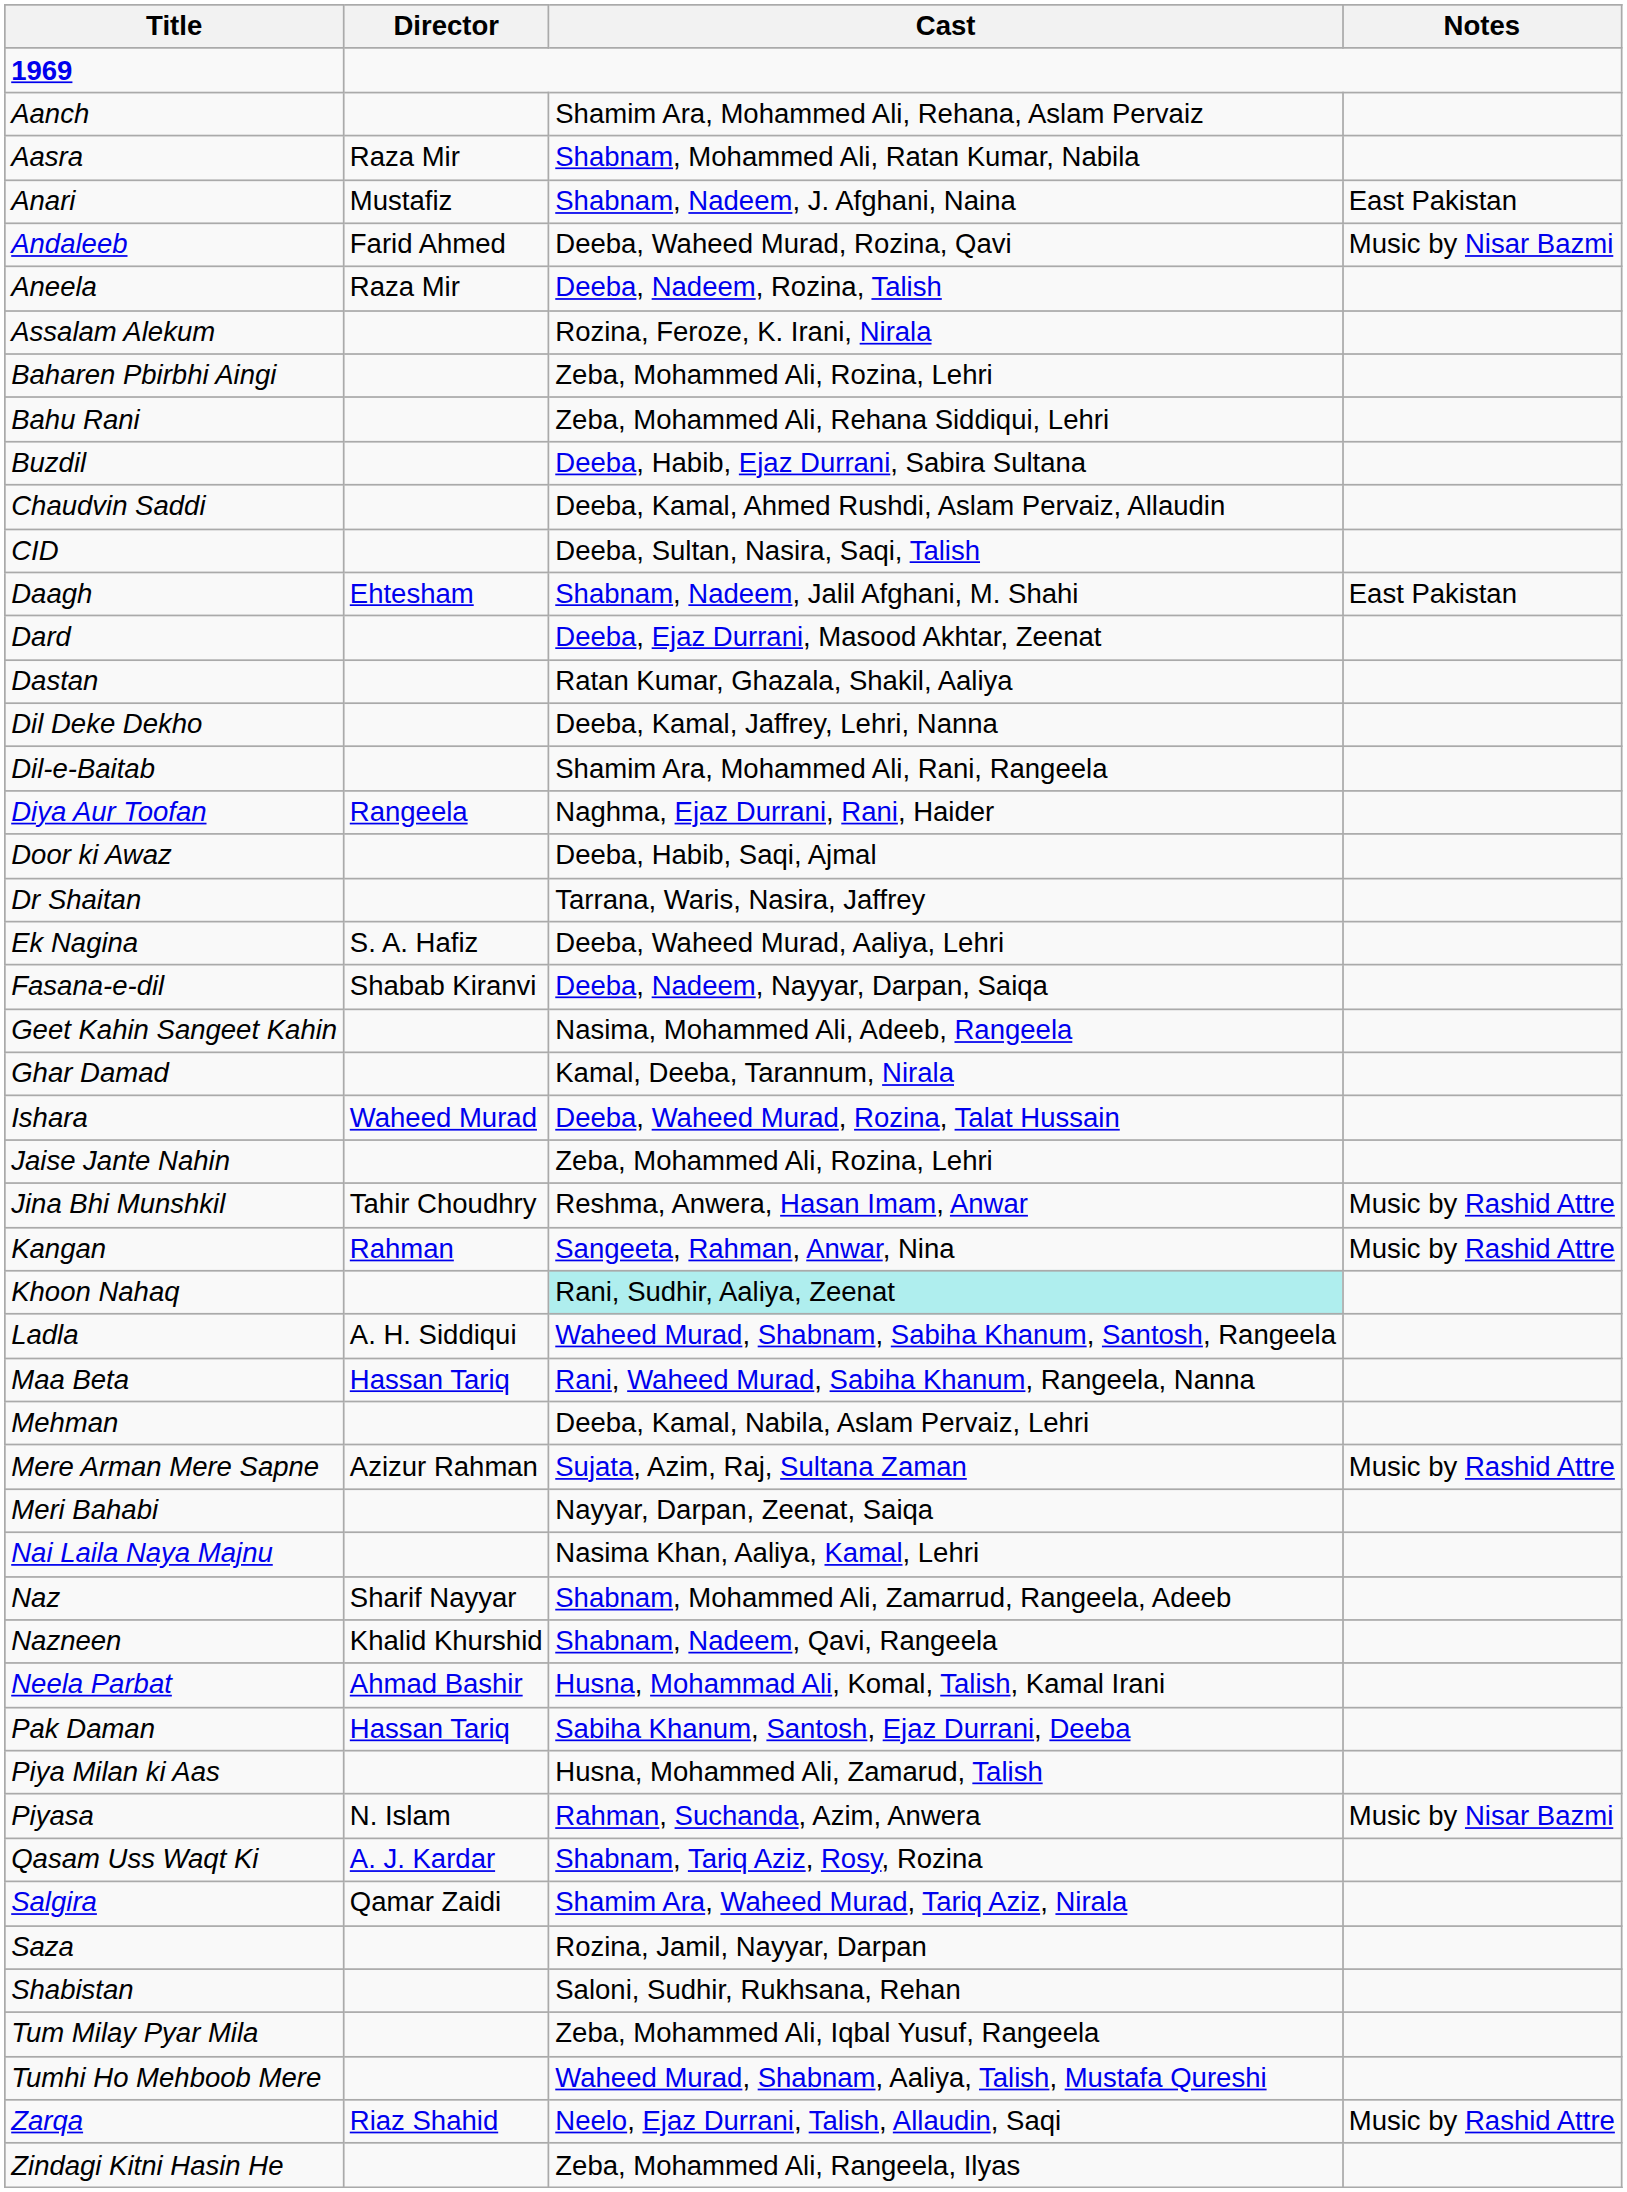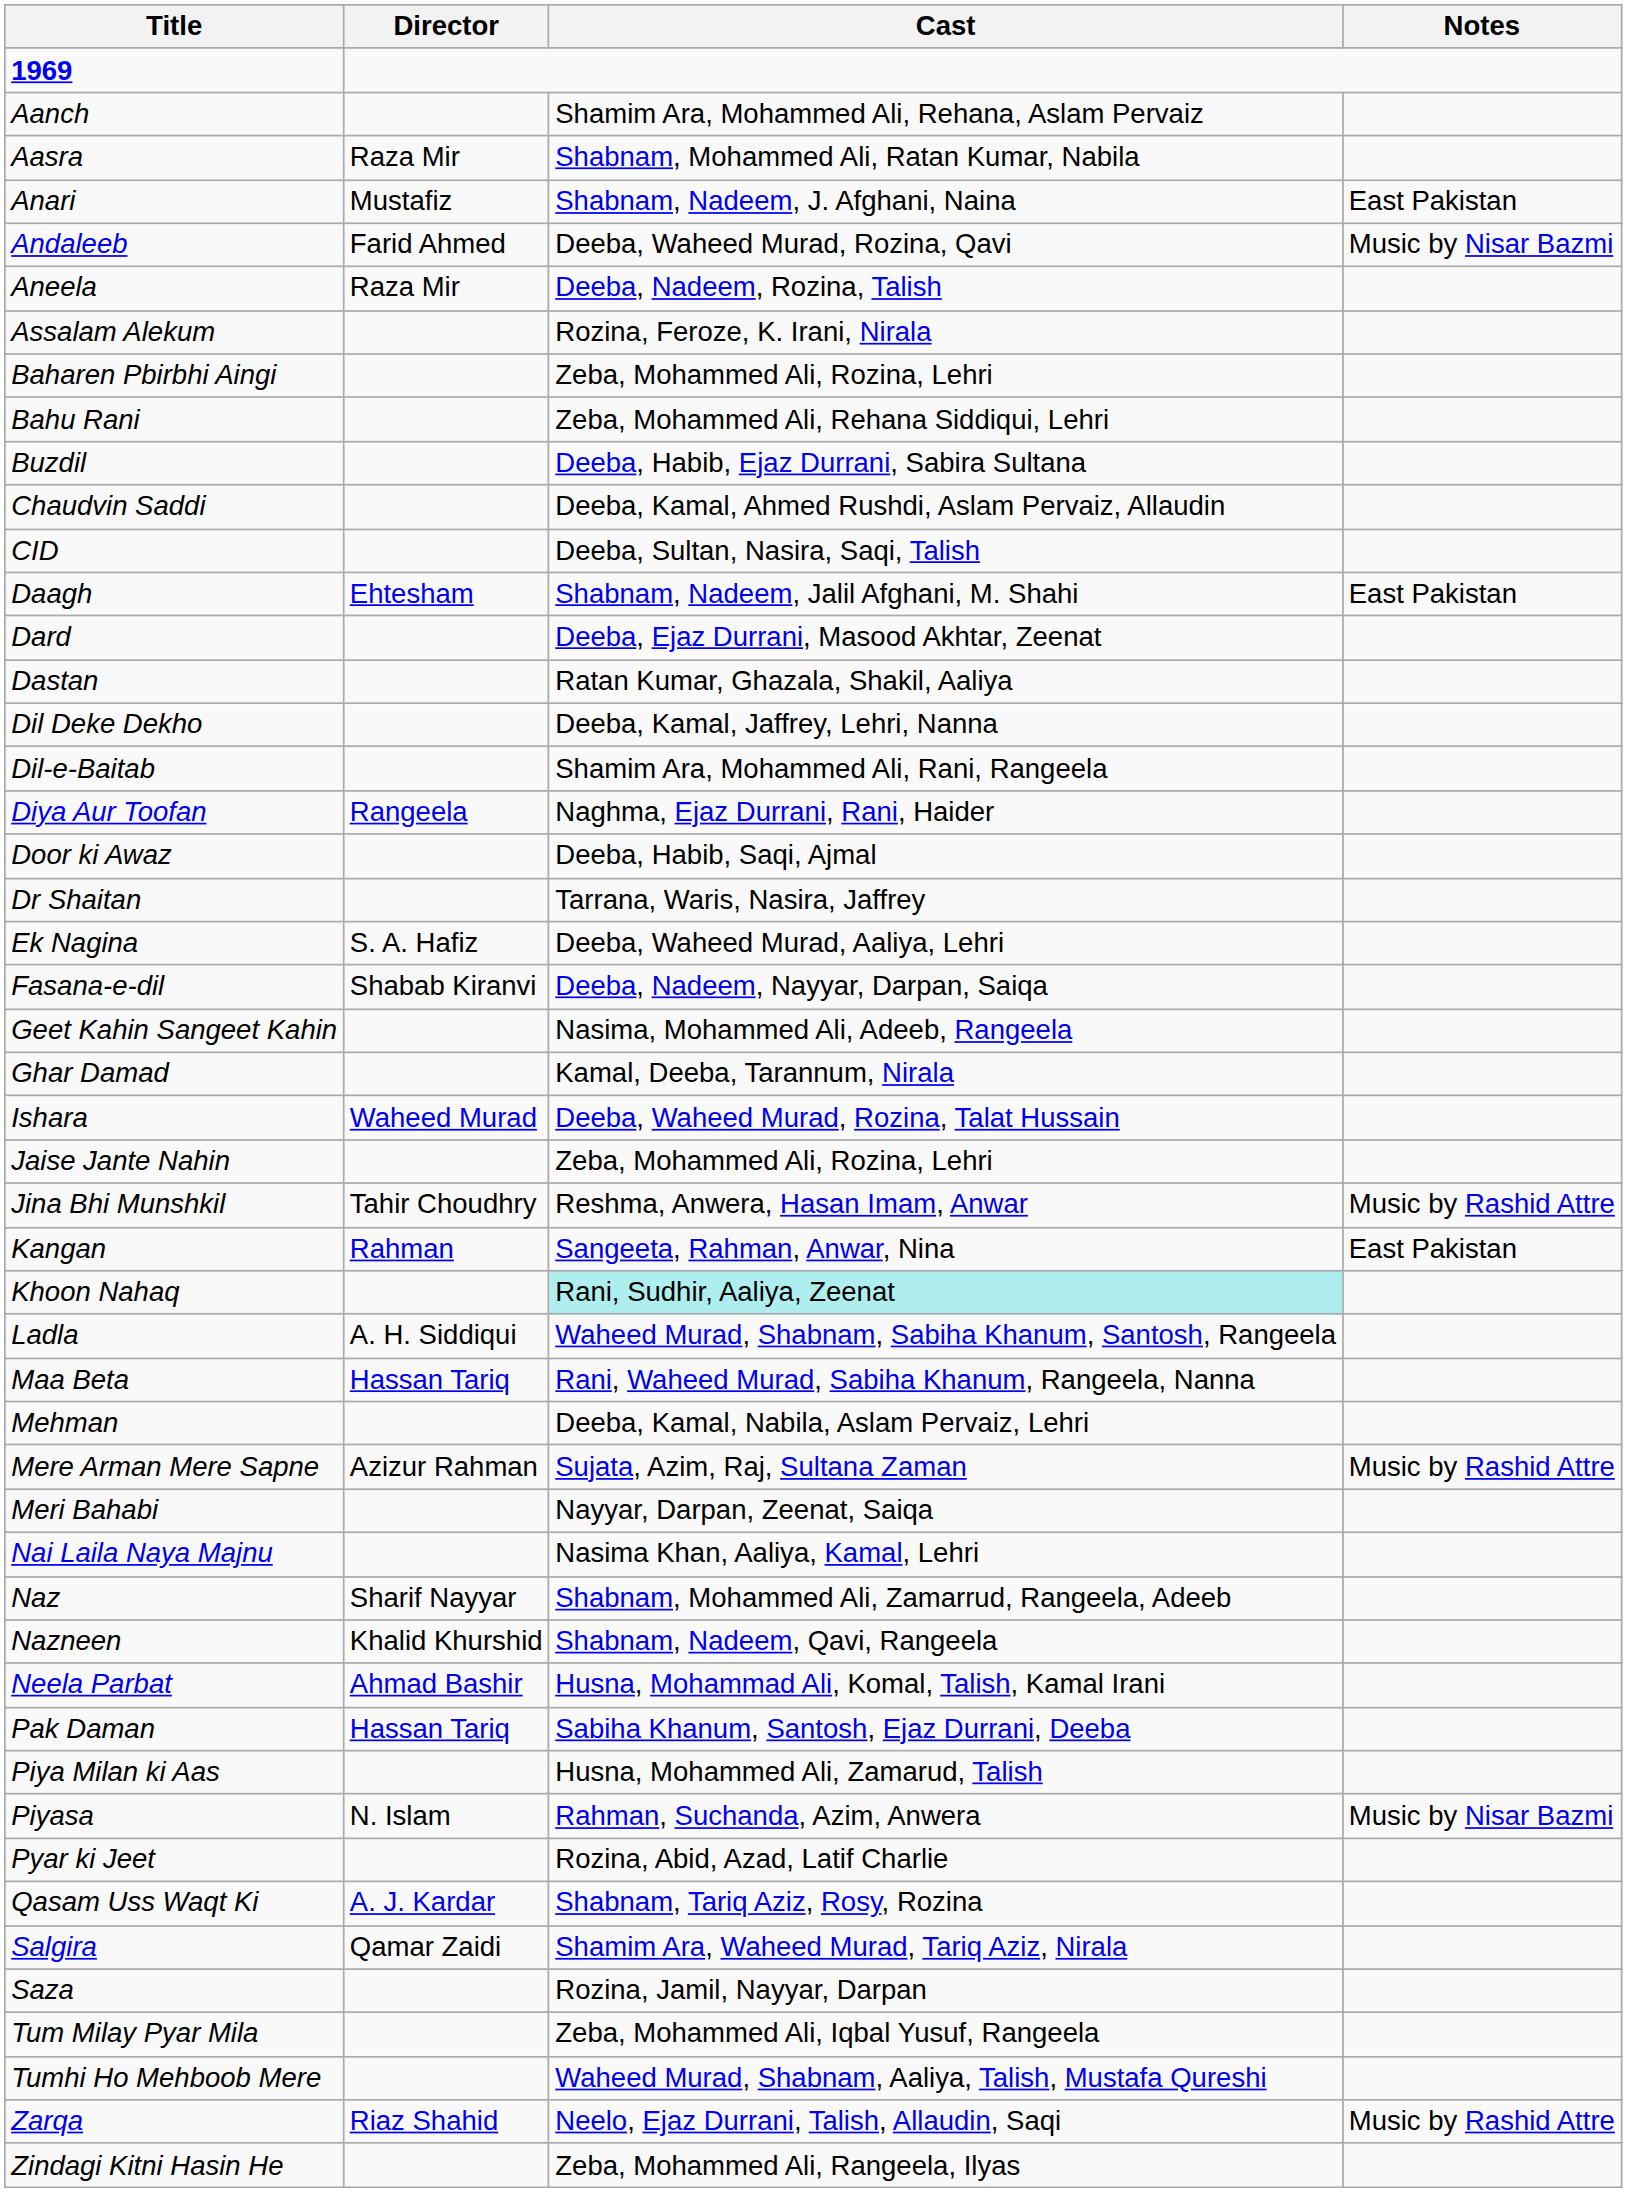(1482, 1248) Music by Rashid Attre -> (1433, 1248) East Pakistan
+ row: (83, 1859)
- row: (72, 1990)
